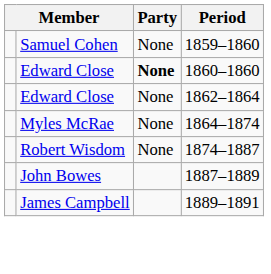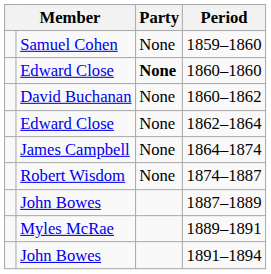+ row: (224, 96)
(67, 123) Myles McRae -> (75, 149) James Campbell
(75, 202) James Campbell -> (67, 228) Myles McRae
+ row: (224, 255)
